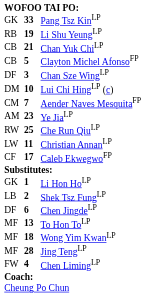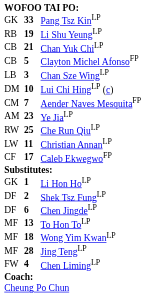(10, 75) DF -> (10, 75) LB
(10, 196) LB -> (10, 196) DF
